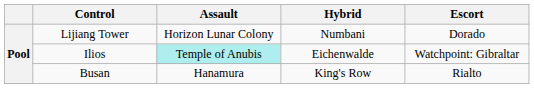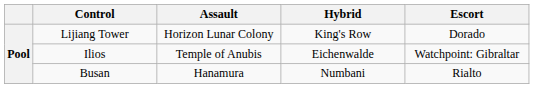(343, 34) Numbani -> (343, 34) King's Row
(219, 54) paleturquoise background -> (219, 54) no background
(343, 73) King's Row -> (343, 73) Numbani
